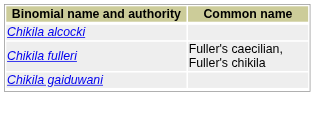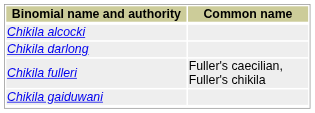+ row: (48, 49)
